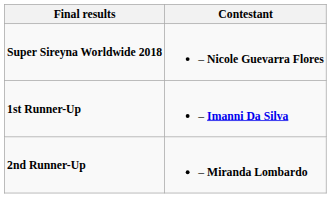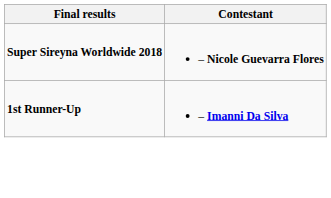- row: (46, 165)
